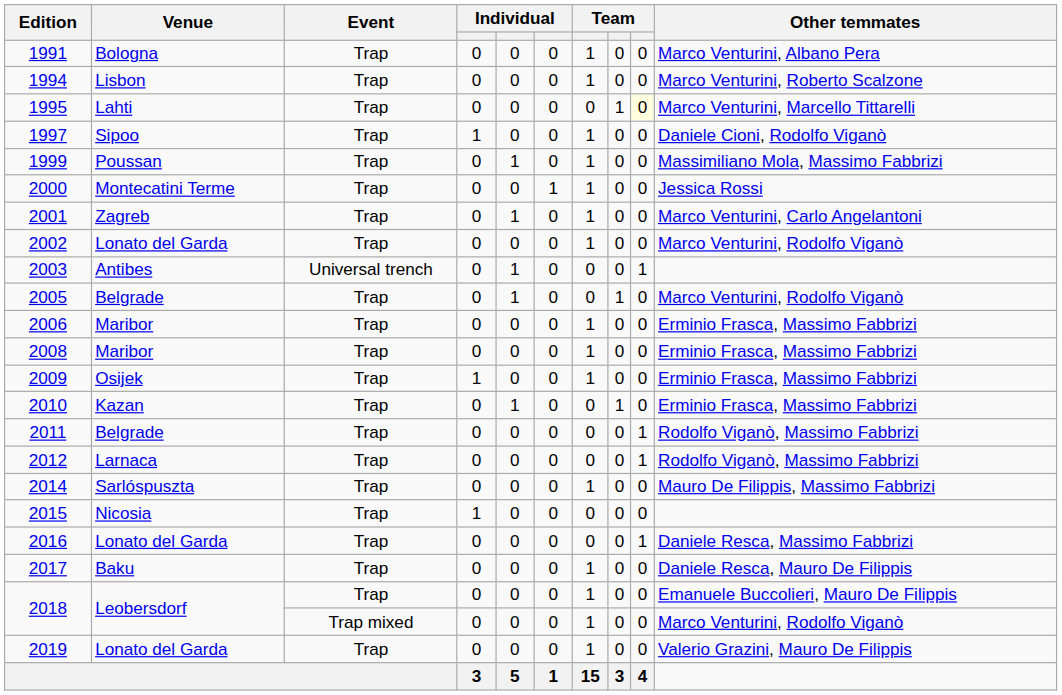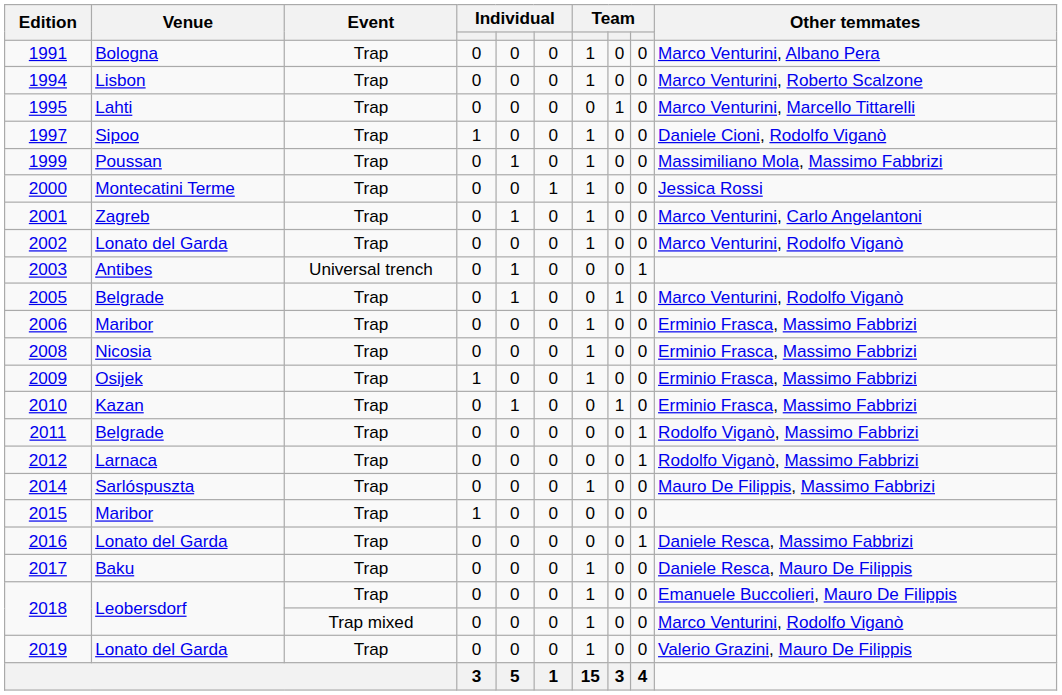(643, 108) lightyellow background -> (643, 108) no background
(124, 351) Maribor -> (123, 351) Nicosia
(123, 514) Nicosia -> (124, 514) Maribor
